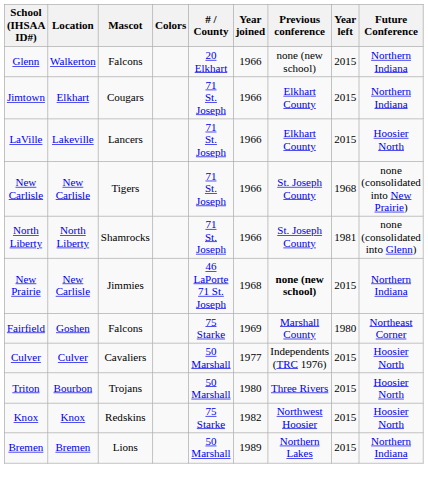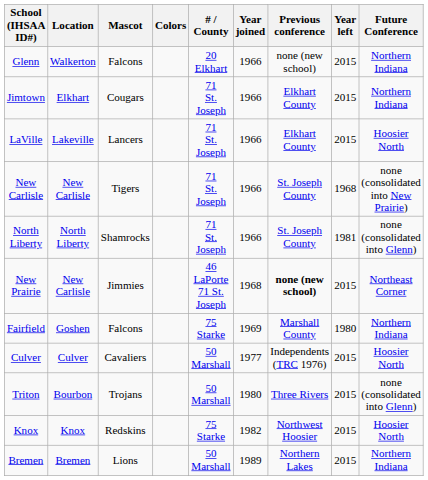(391, 285) Northern Indiana -> (391, 285) Northeast Corner
(391, 328) Northeast Corner -> (391, 328) Northern Indiana
(391, 388) Hoosier North -> (391, 394) none (consolidated into Glenn)
